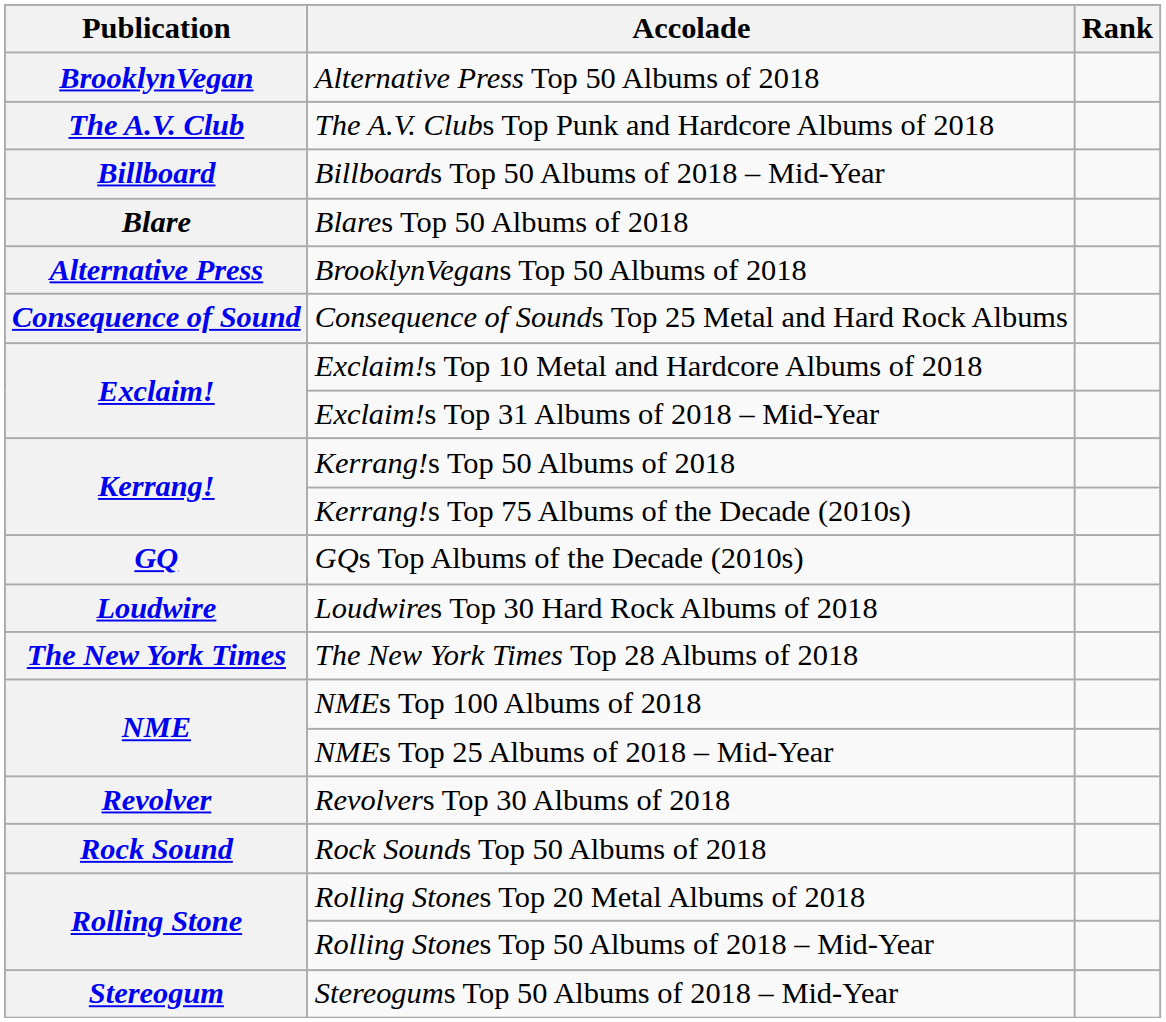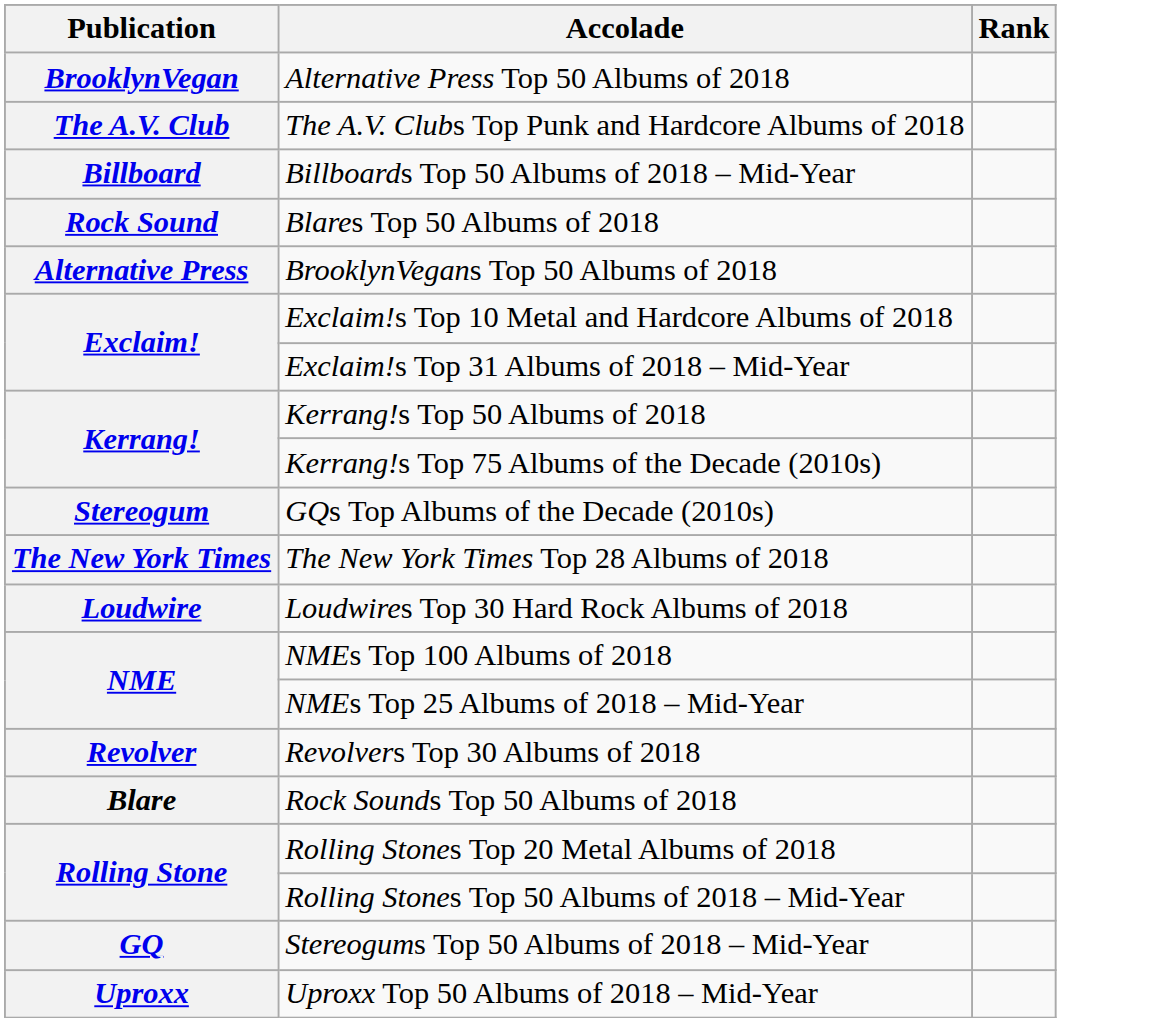(156, 221) Blare -> (142, 221) Rock Sound
- row: (691, 317)
(156, 558) GQ -> (142, 510) Stereogum
rows swapped: (596, 607) <-> (587, 655)
(156, 848) Rock Sound -> (142, 800) Blare
(156, 992) Stereogum -> (142, 944) GQ
+ row: (552, 992)
